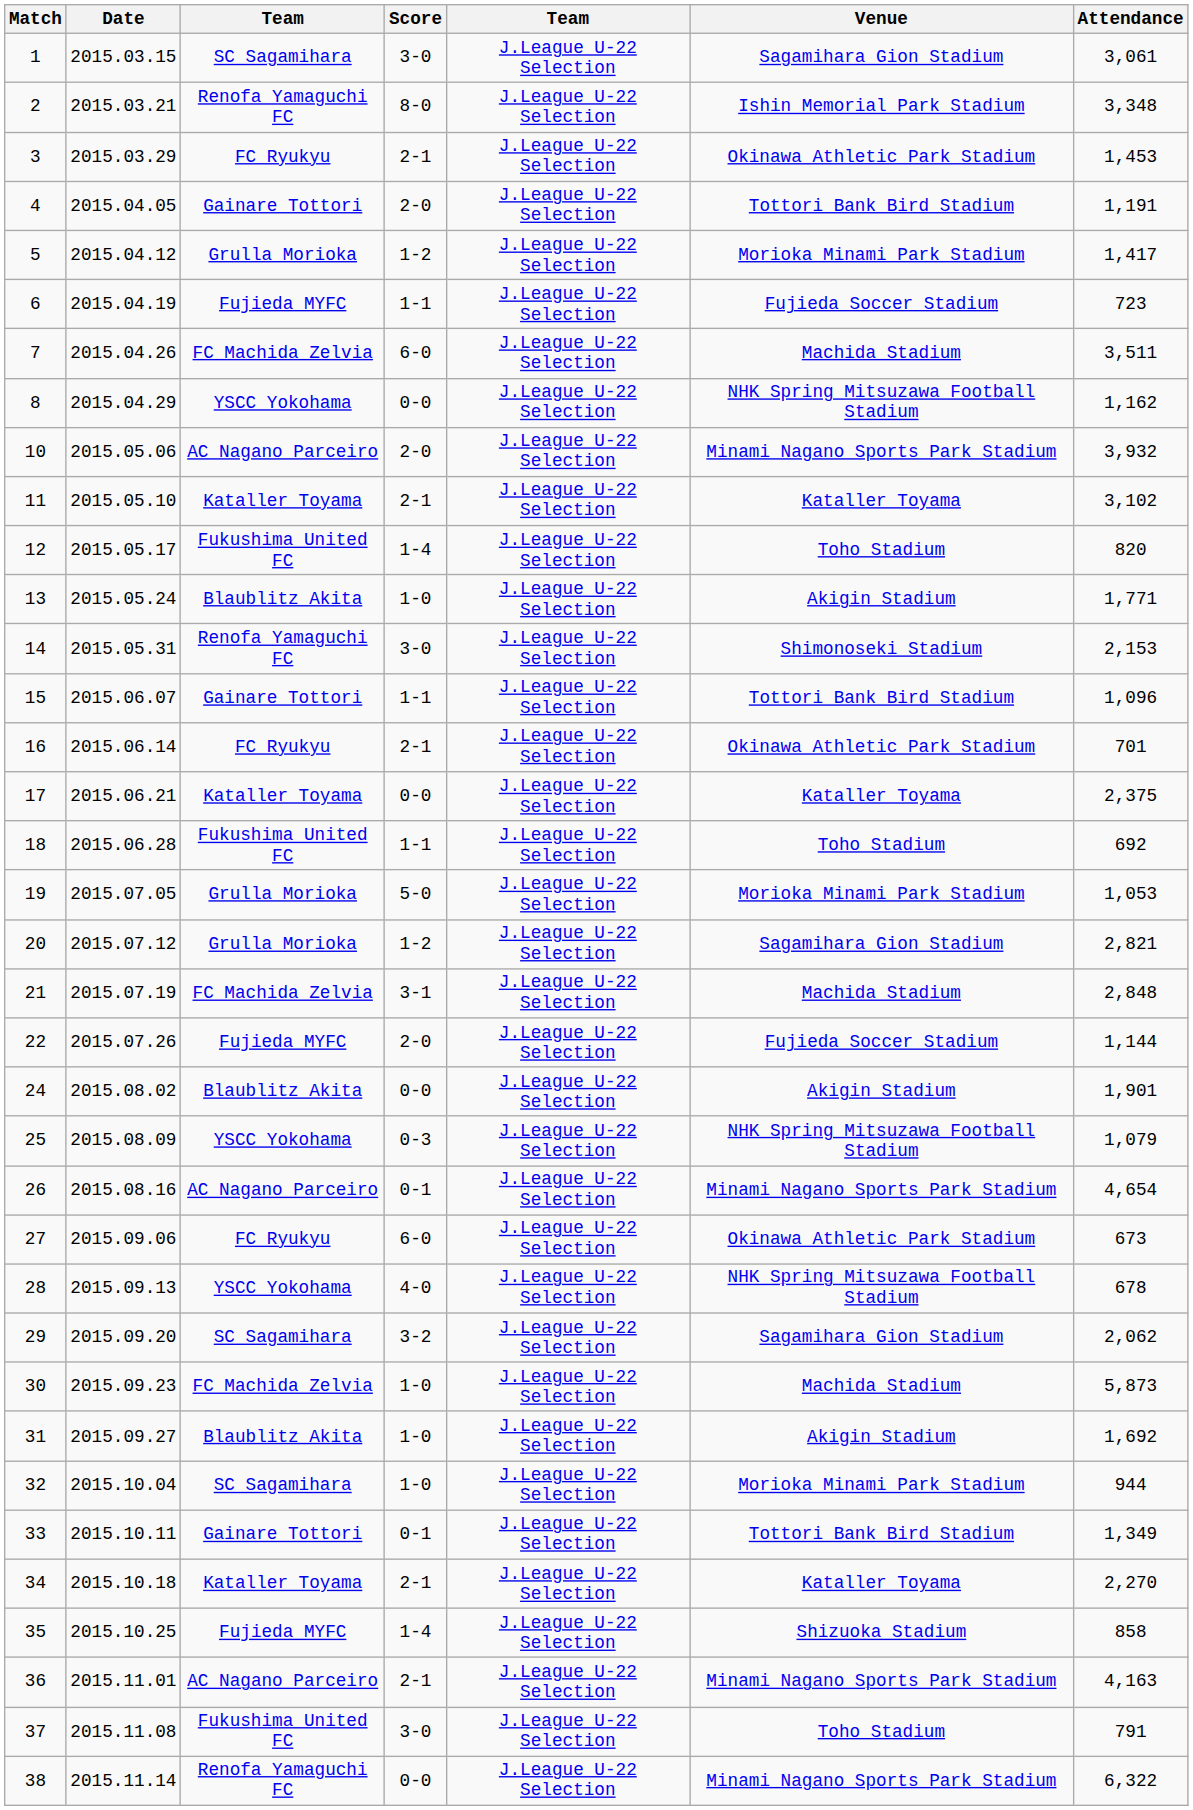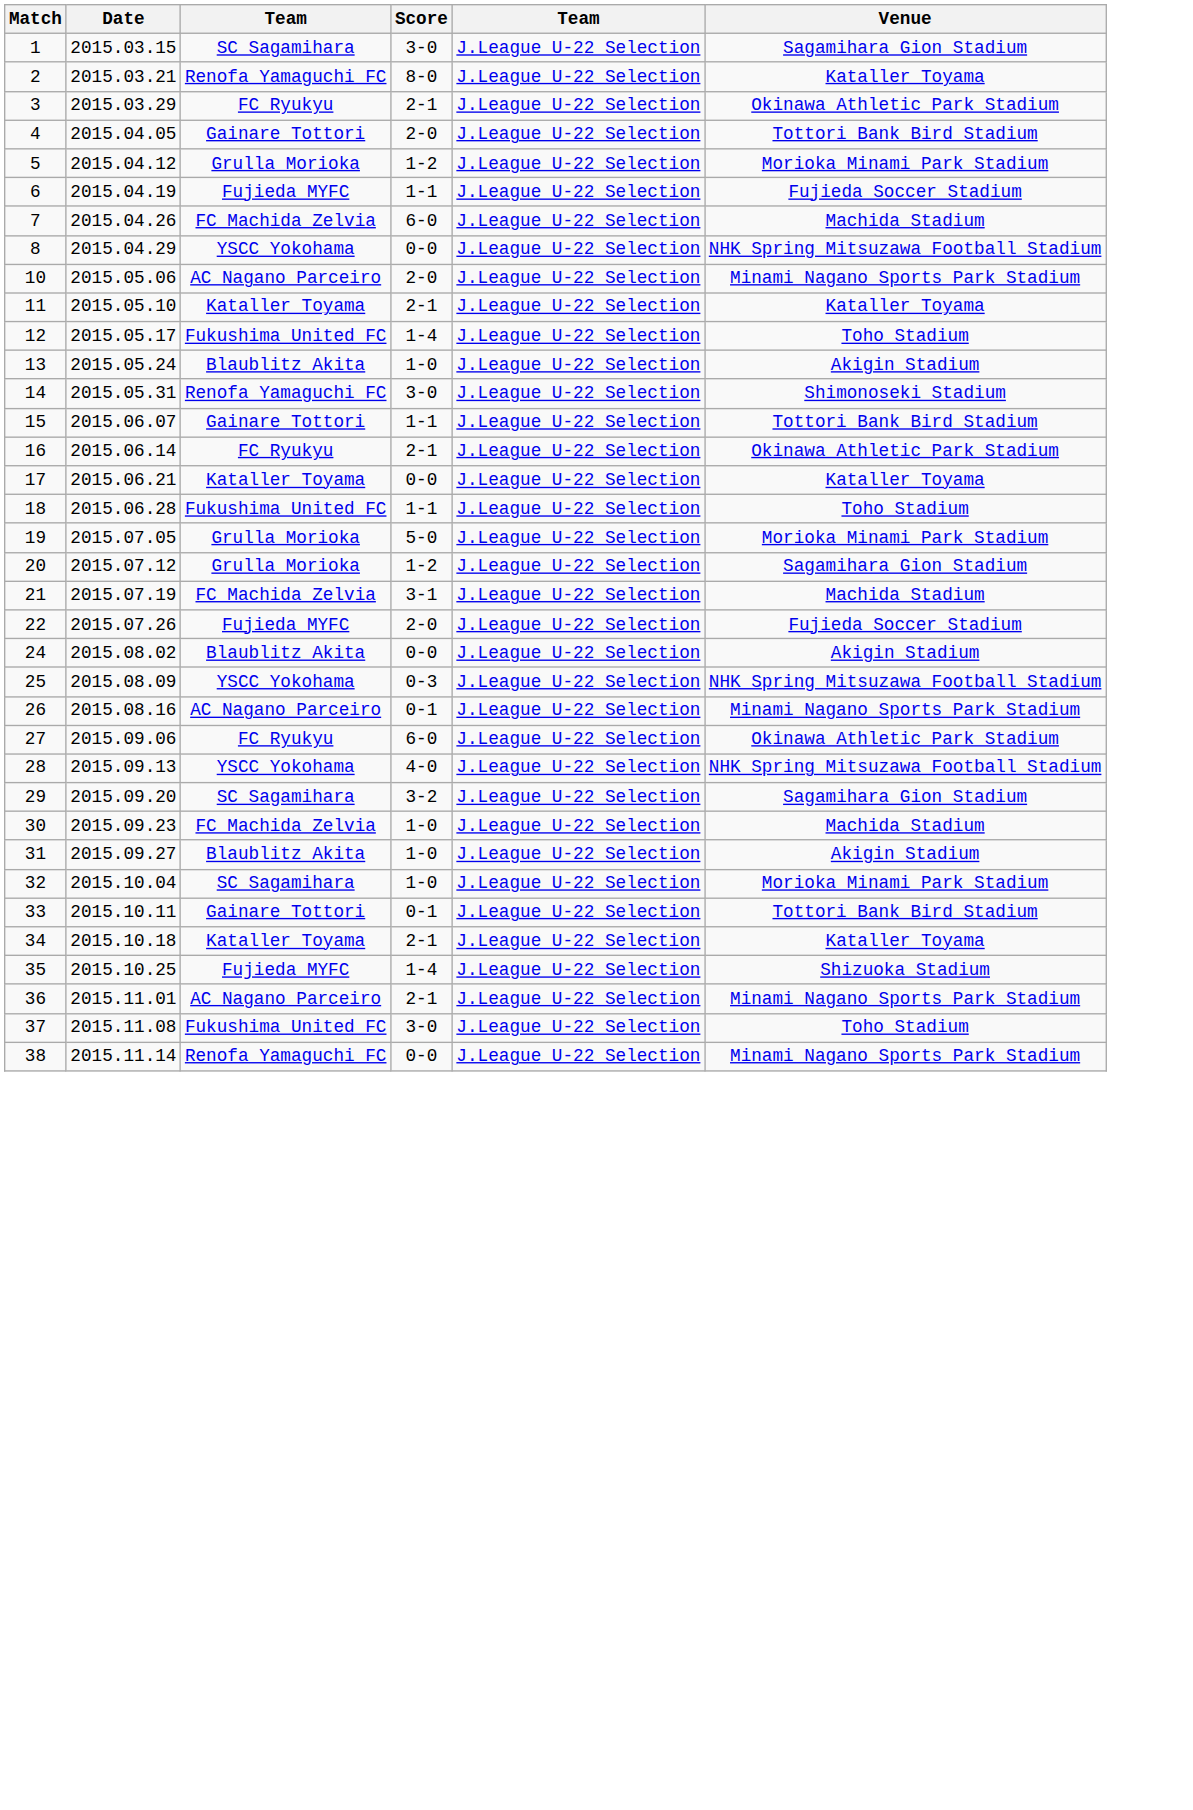- column: (1131, 19)
(881, 107) Ishin Memorial Park Stadium -> (905, 77) Kataller Toyama
